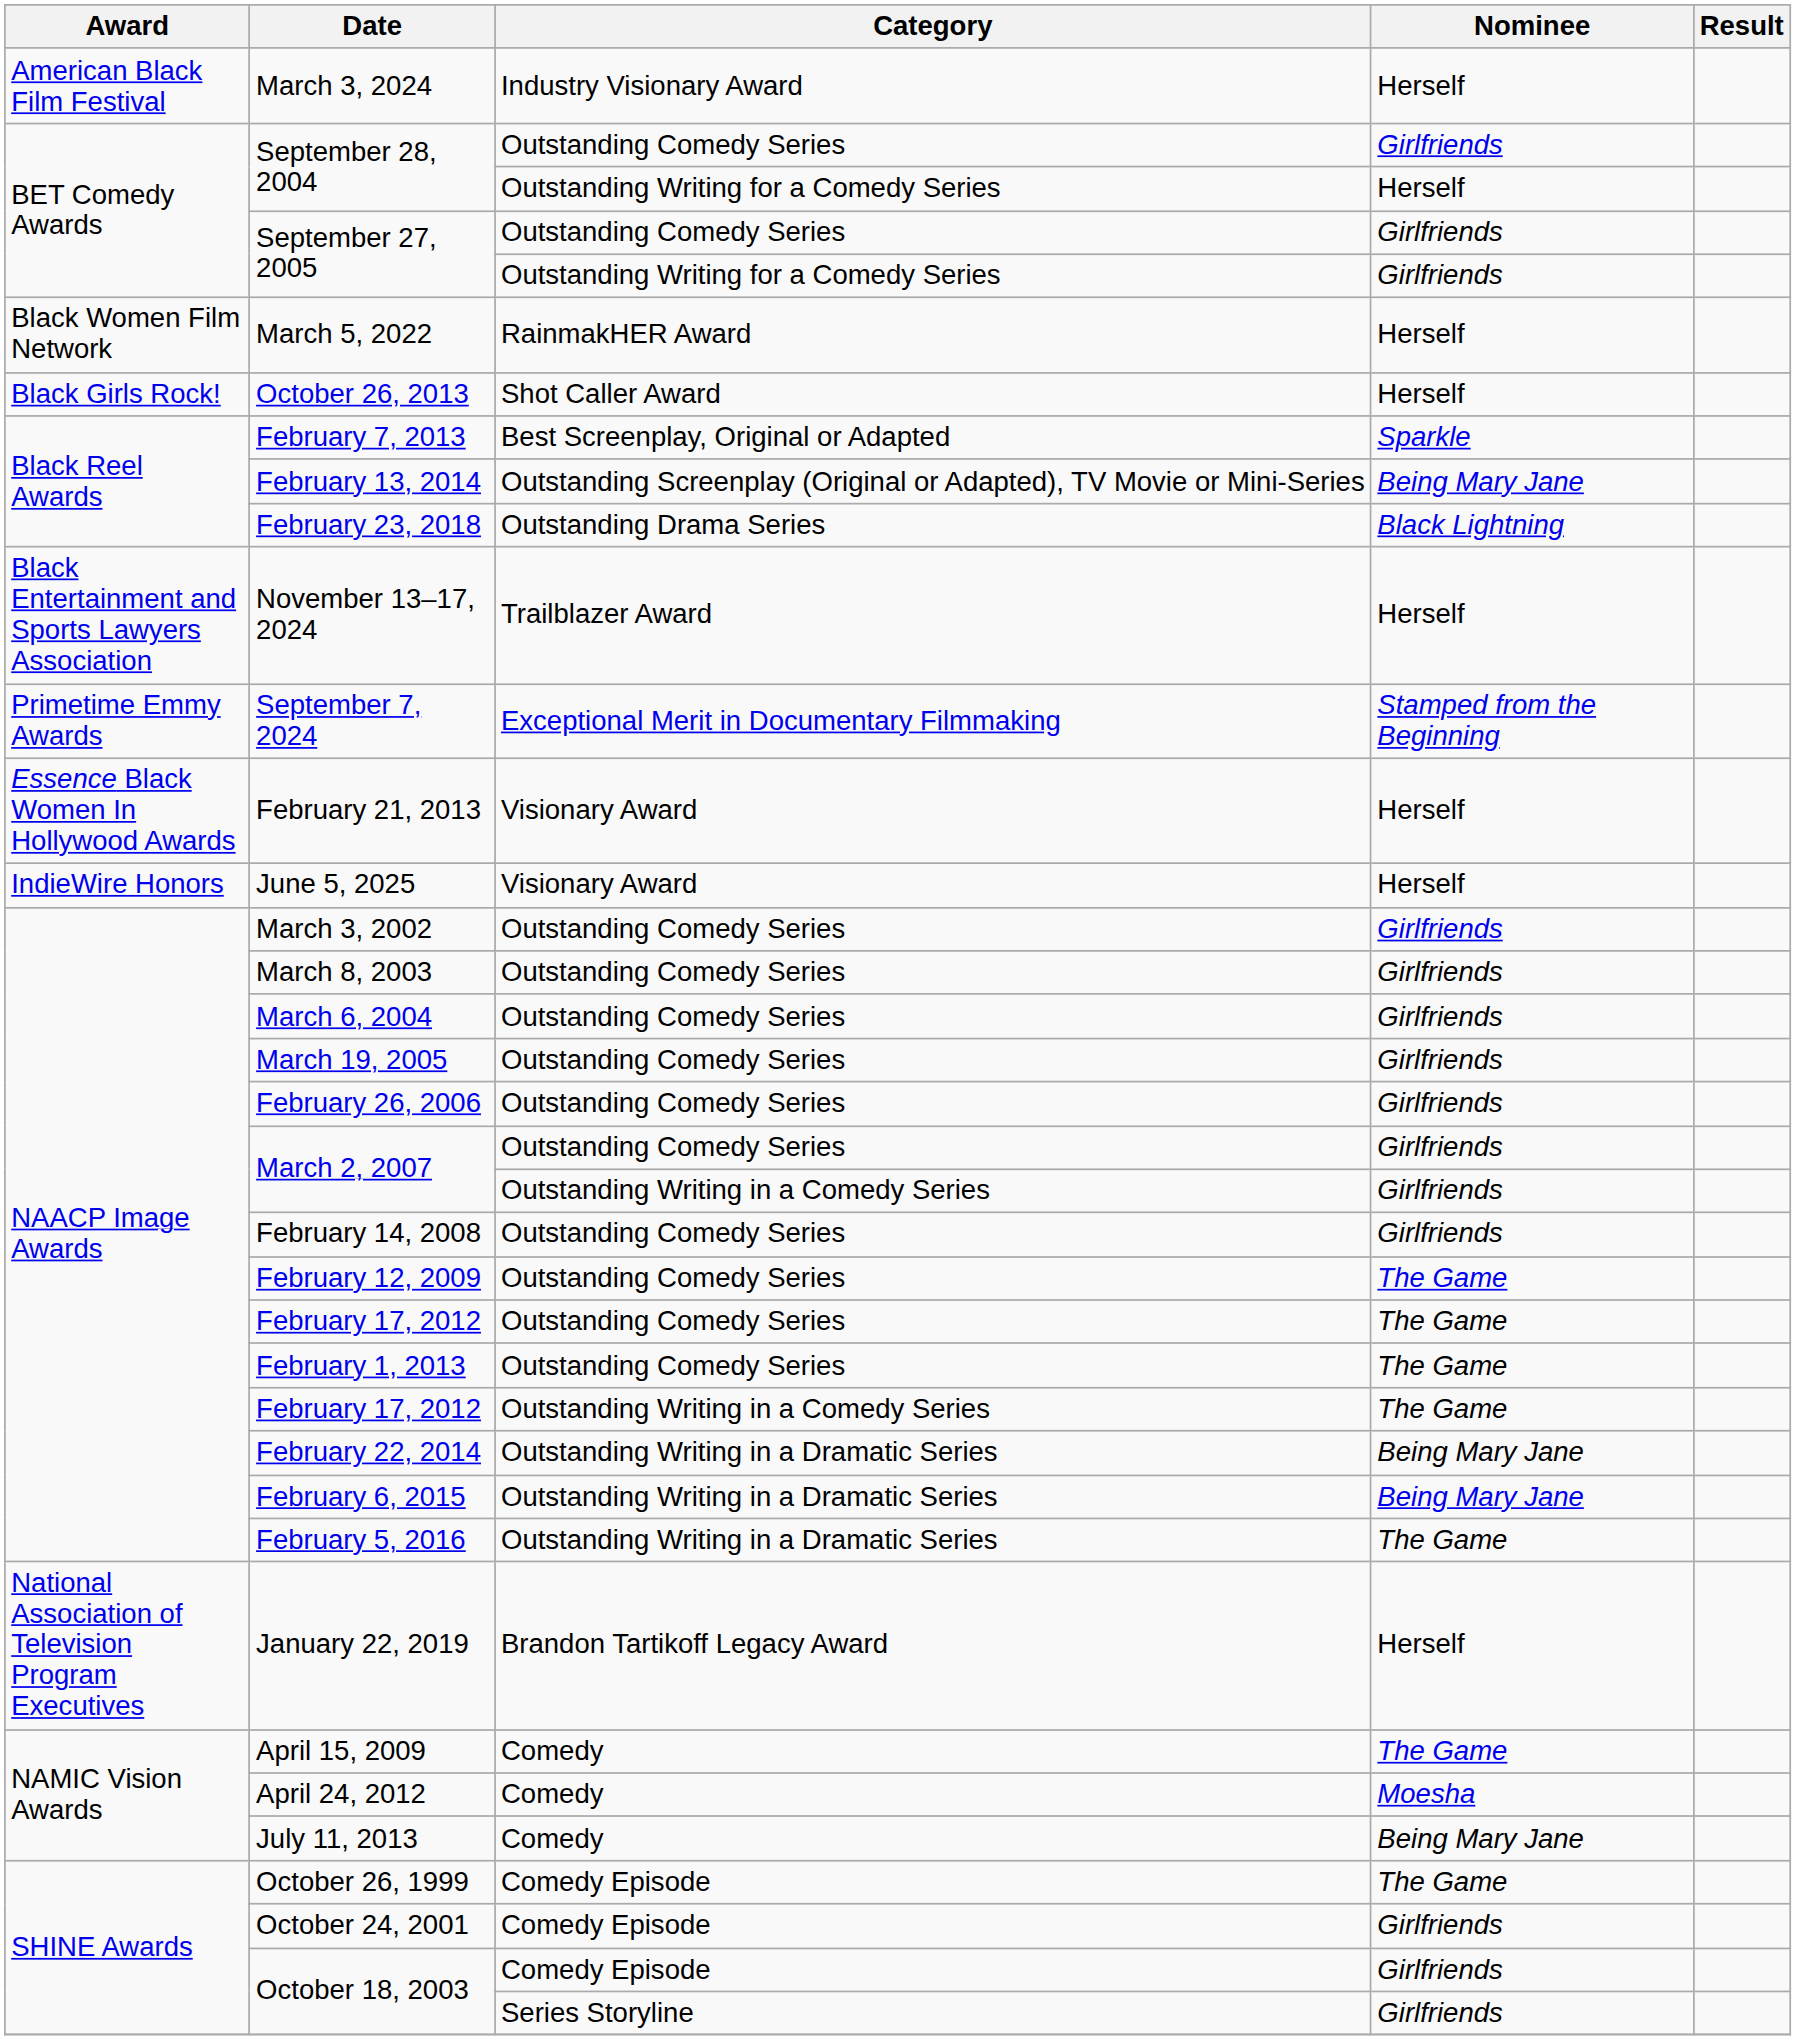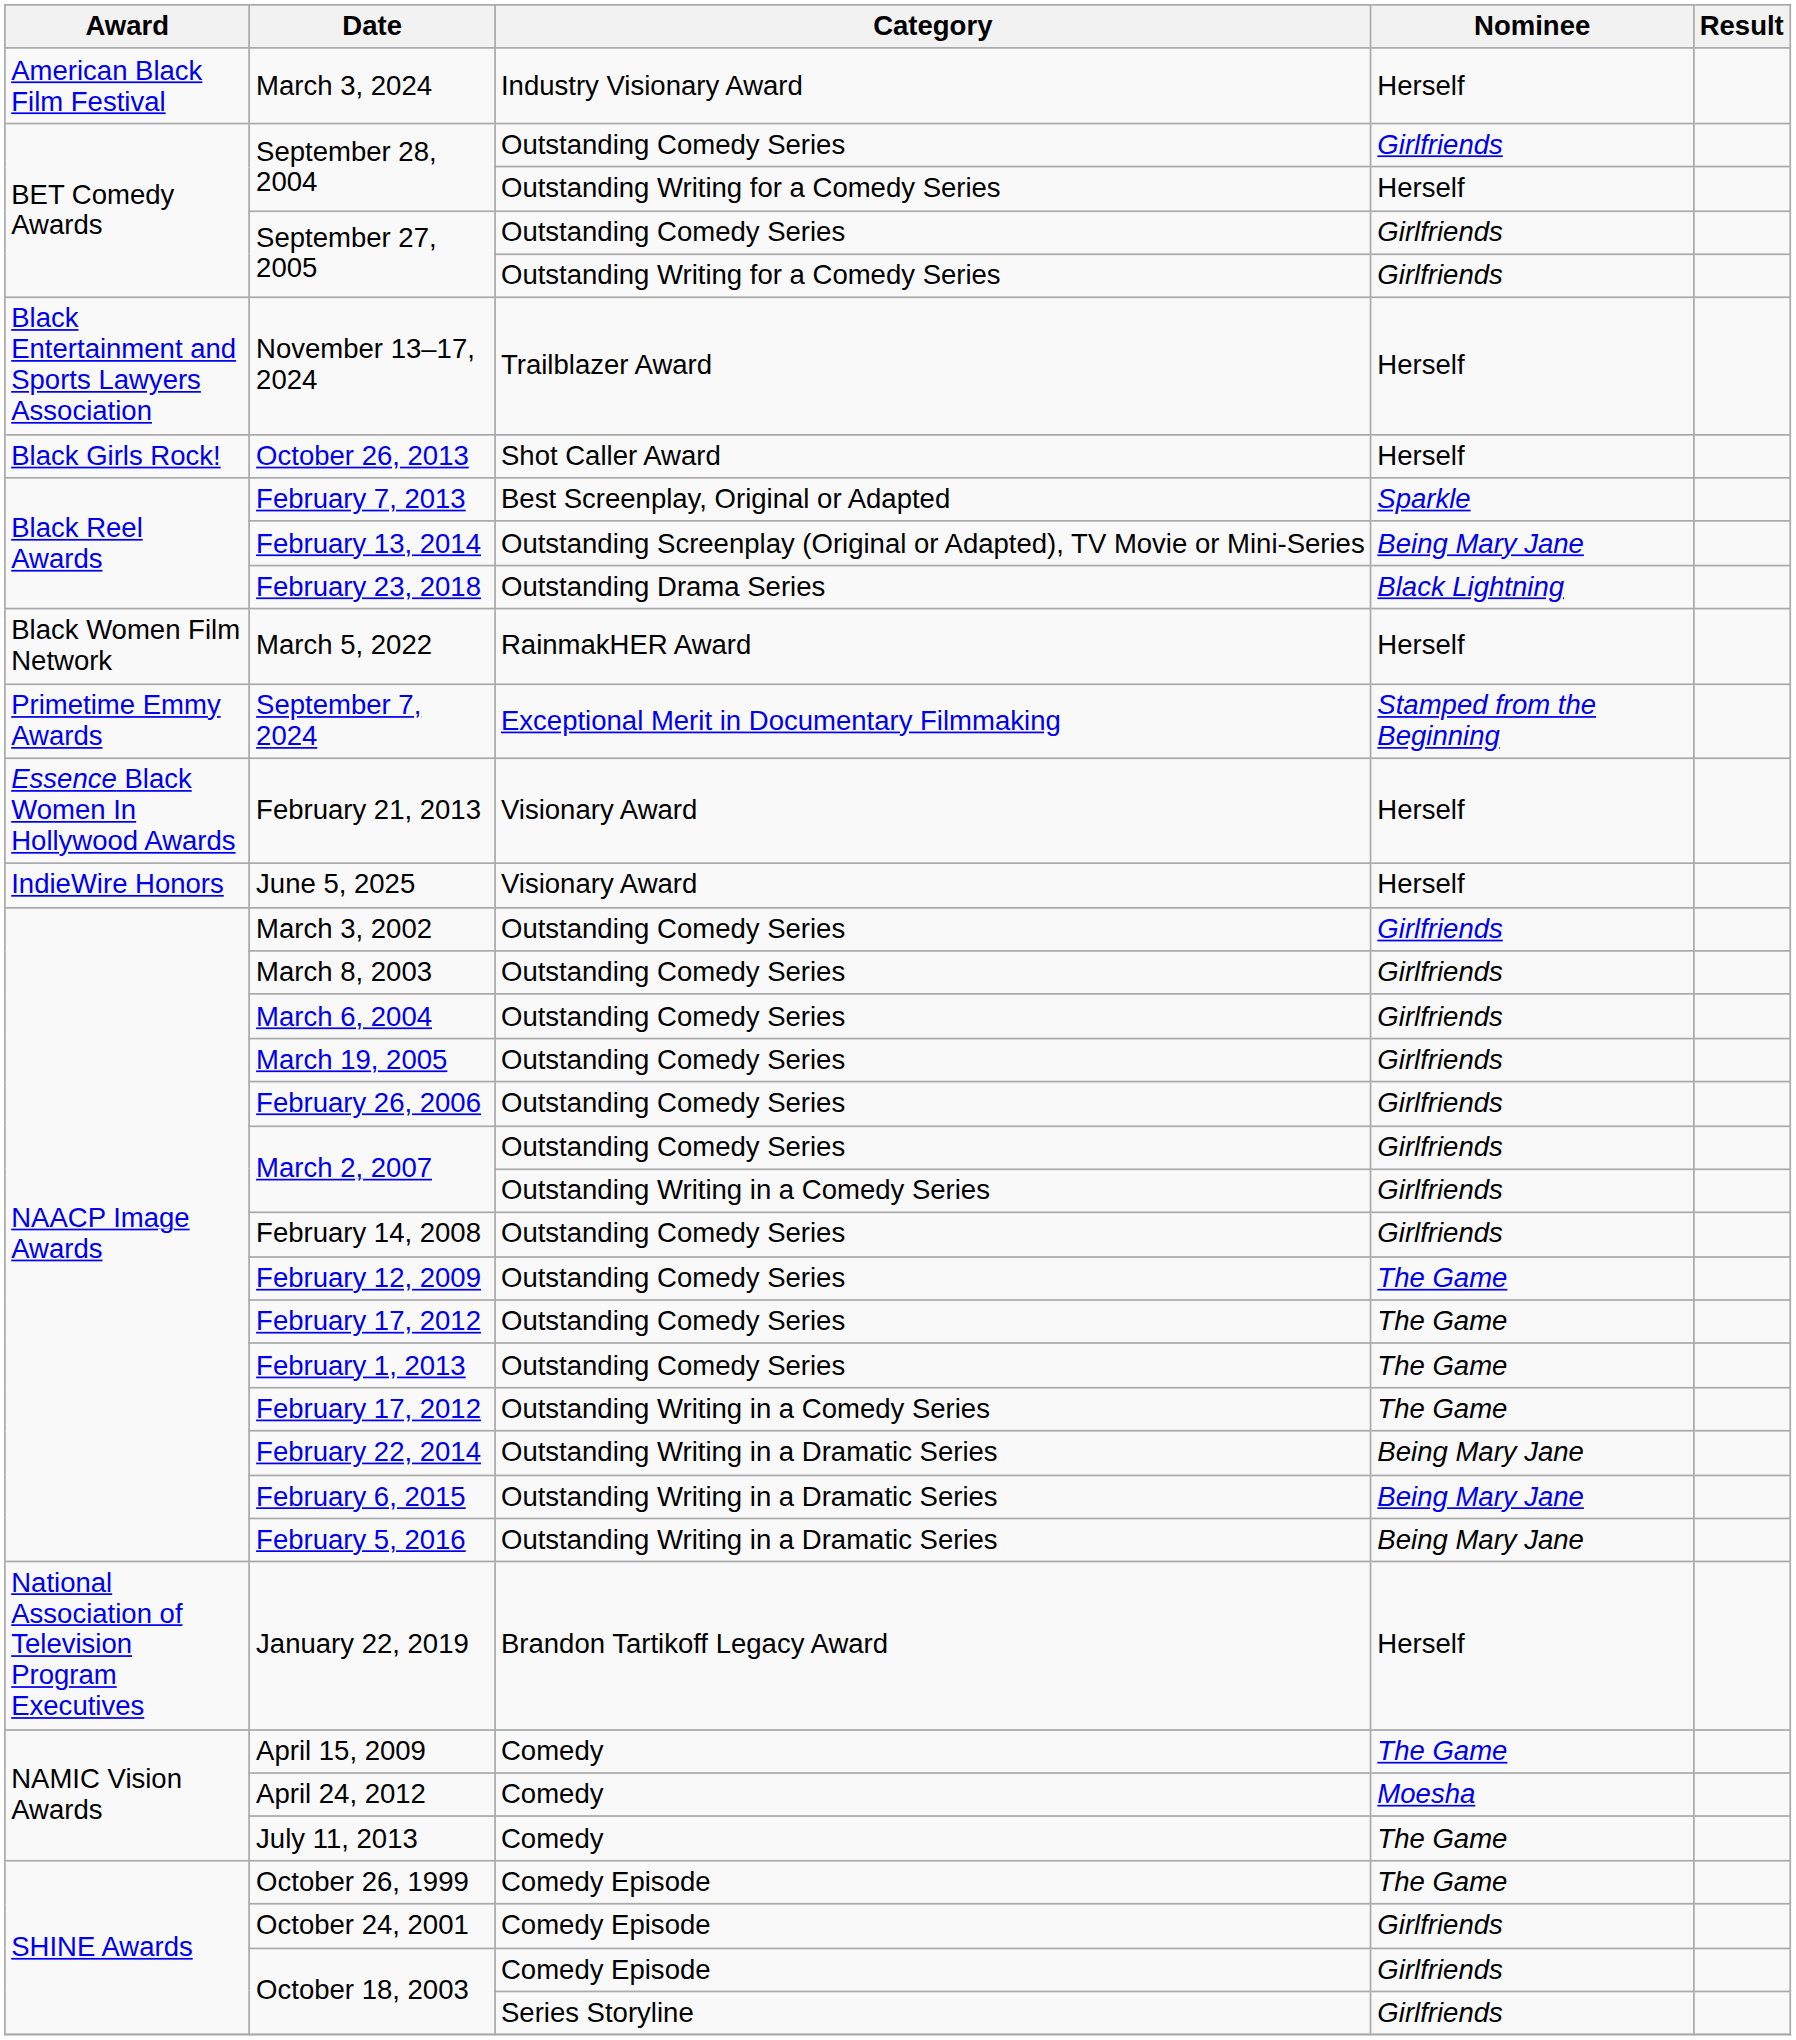rows swapped: (365, 614) <-> (344, 334)
(1442, 1539) The Game -> (1481, 1539) Being Mary Jane
(1481, 1838) Being Mary Jane -> (1442, 1838) The Game
